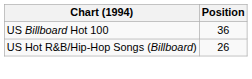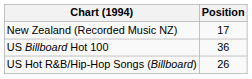+ row: (92, 30)
